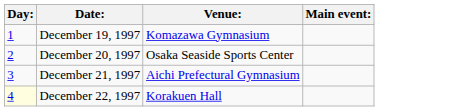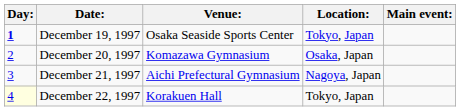+ column: (343, 14)
(11, 34) normal -> (11, 34) bold
(208, 34) Komazawa Gymnasium -> (220, 34) Osaka Seaside Sports Center
(220, 55) Osaka Seaside Sports Center -> (208, 55) Komazawa Gymnasium
